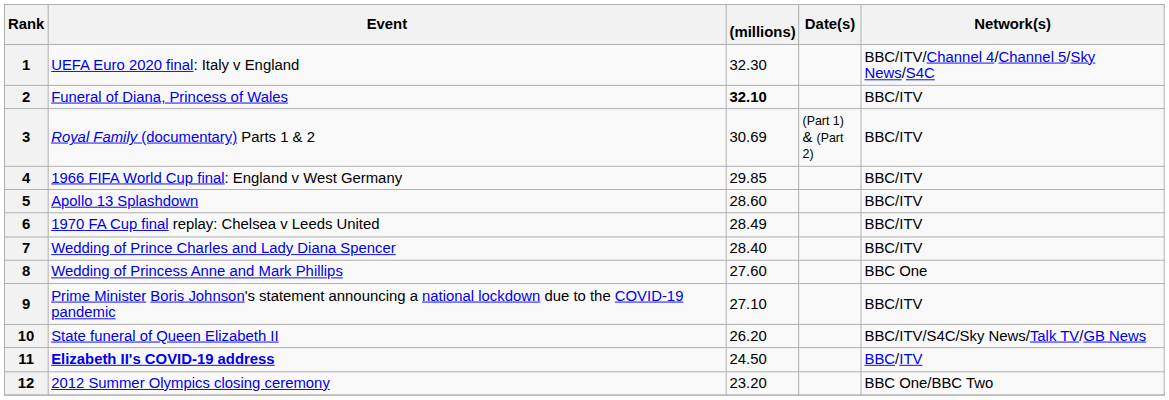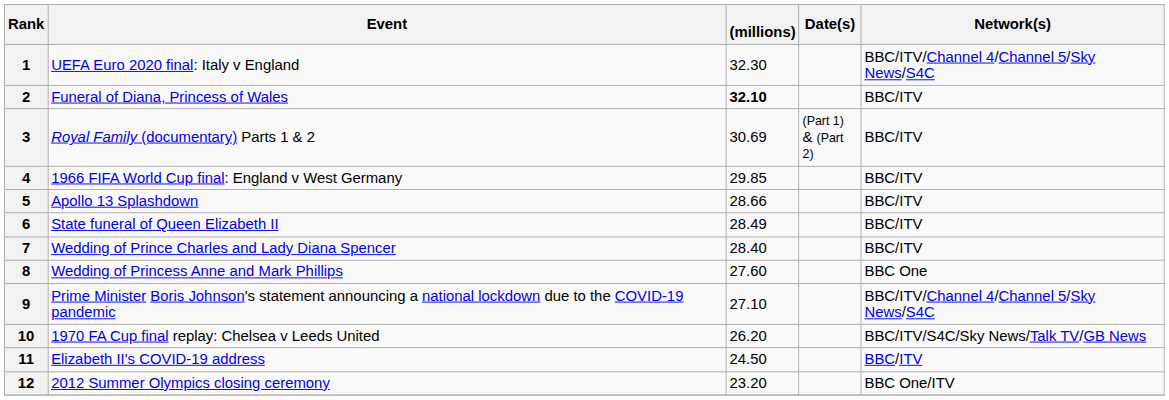(748, 201) 28.60 -> (748, 201) 28.66
(215, 224) 1970 FA Cup final replay: Chelsea v Leeds United -> (165, 224) State funeral of Queen Elizabeth II
(893, 304) BBC/ITV -> (980, 304) BBC/ITV/Channel 4/Channel 5/Sky News/S4C
(165, 335) State funeral of Queen Elizabeth II -> (215, 335) 1970 FA Cup final replay: Chelsea v Leeds United
(163, 359) bold -> (158, 359) normal
(929, 383) BBC One/BBC Two -> (910, 383) BBC One/ITV
